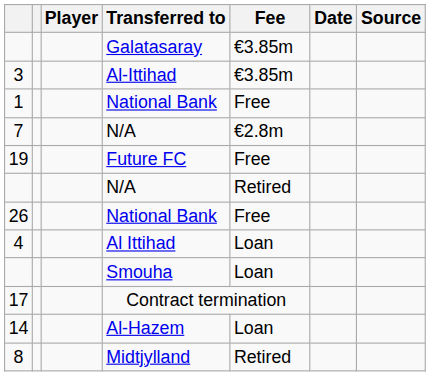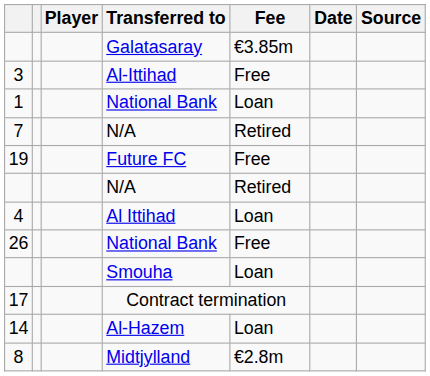(264, 74) €3.85m -> (252, 74) Free
(252, 103) Free -> (254, 103) Loan
(259, 131) €2.8m -> (263, 131) Retired
rows swapped: (19, 215) <-> (19, 243)
(263, 356) Retired -> (259, 356) €2.8m
